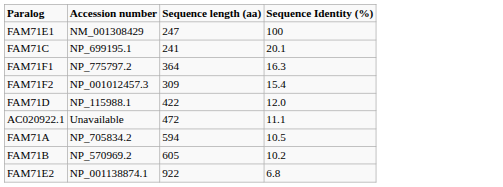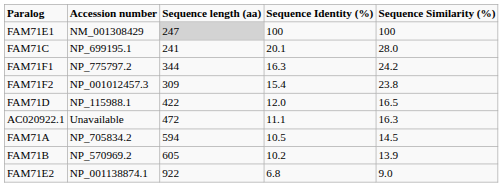+ column: (437, 13)
(171, 31) no background -> (171, 31) lightgrey background
(171, 66) 364 -> (171, 66) 344
